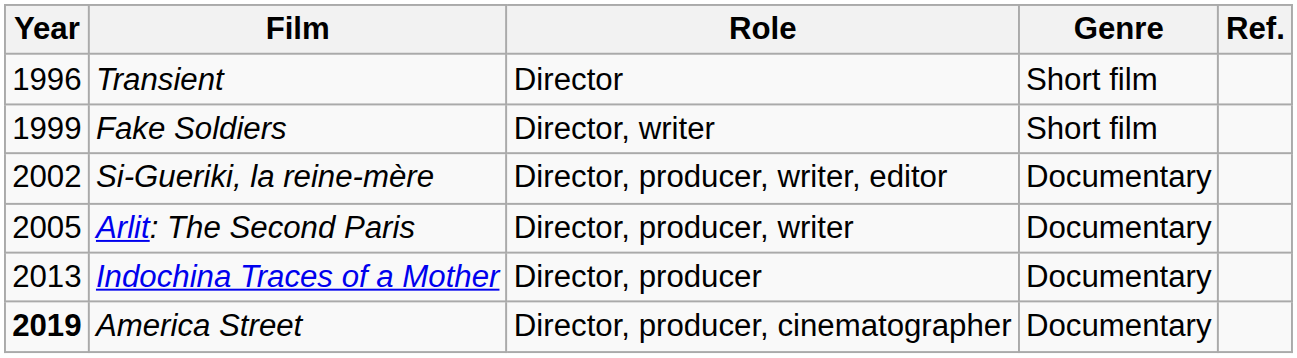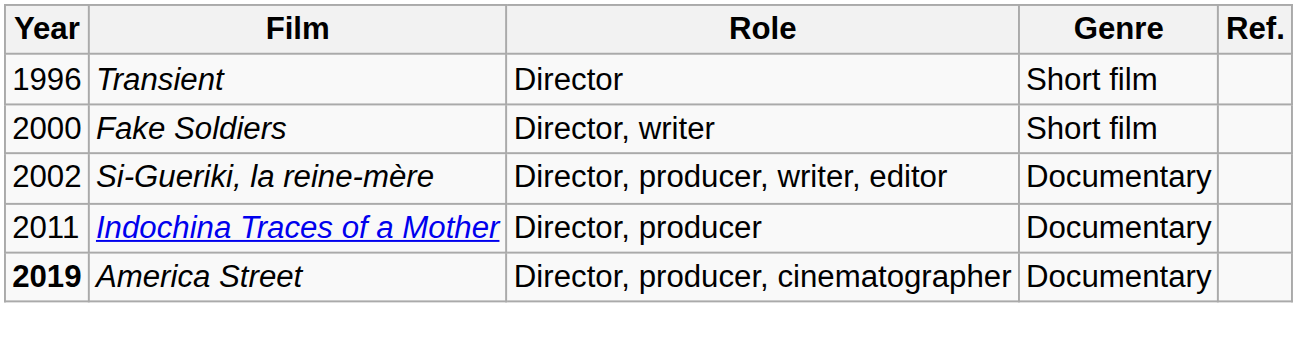(47, 128) 1999 -> (47, 128) 2000
- row: (256, 227)
(47, 276) 2013 -> (46, 227) 2011
